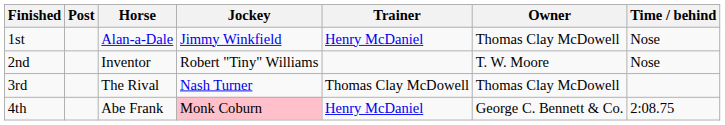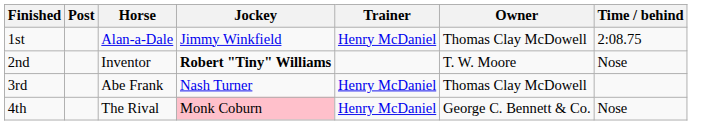(645, 39) Nose -> (619, 39) 2:08.75
(249, 62) normal -> (256, 62) bold
(130, 85) The Rival -> (132, 85) Abe Frank
(397, 85) Thomas Clay McDowell -> (387, 85) Henry McDaniel
(132, 108) Abe Frank -> (130, 108) The Rival
(652, 108) 2:08.75 -> (612, 108) Nose
